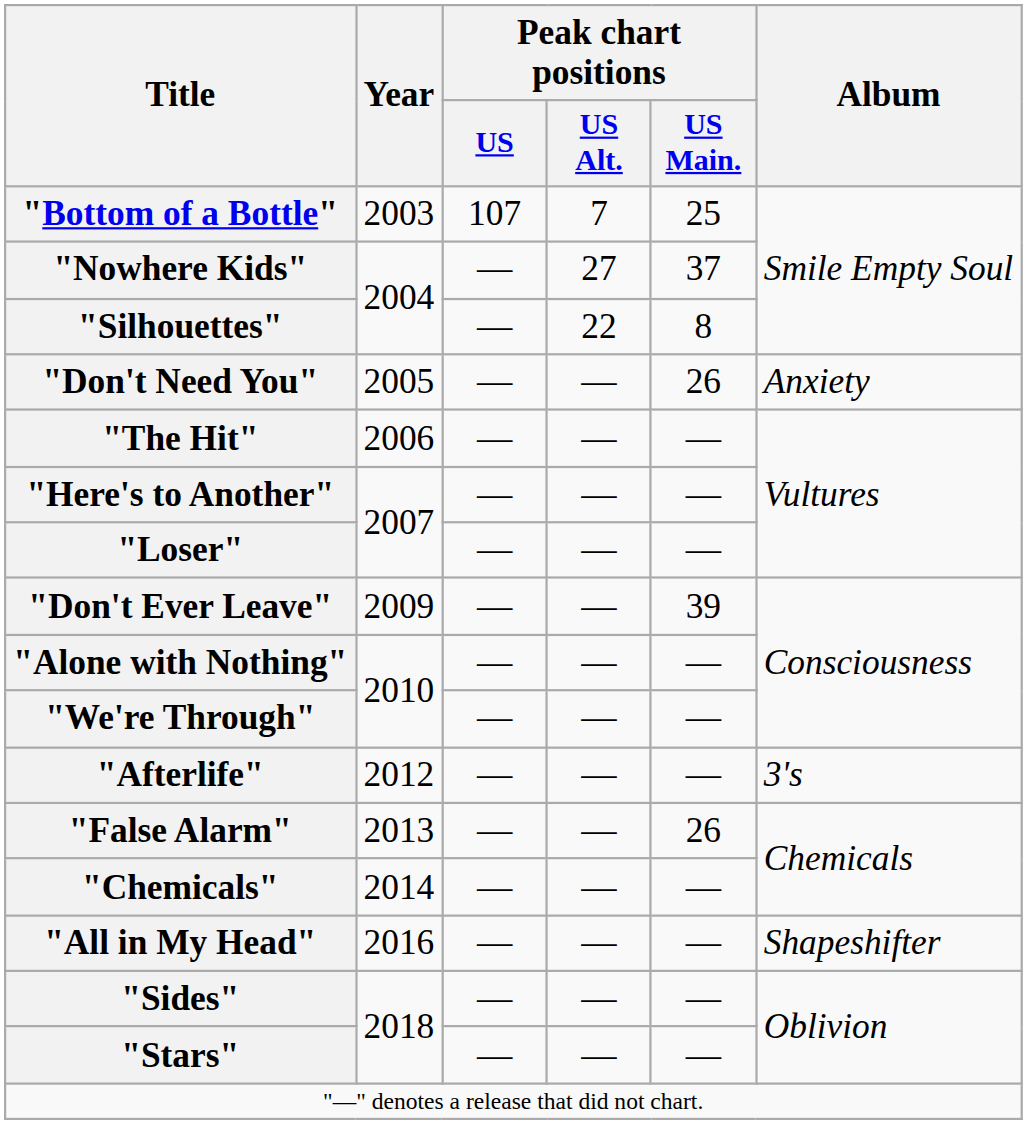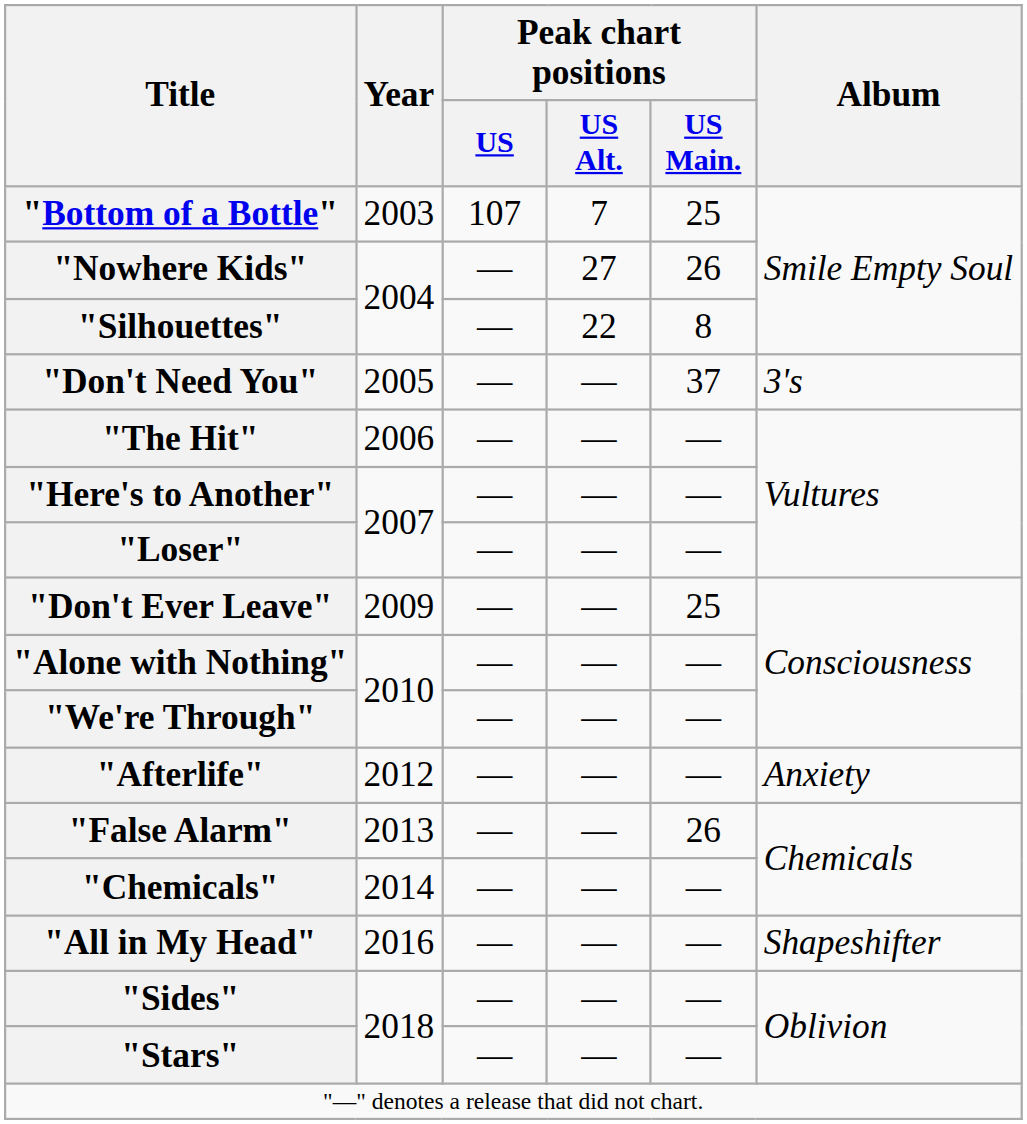(703, 269) 37 -> (703, 269) 26
(703, 381) 26 -> (703, 381) 37
(817, 381) Anxiety -> (783, 381) 3's
(703, 605) 39 -> (703, 605) 25
(783, 774) 3's -> (817, 774) Anxiety
